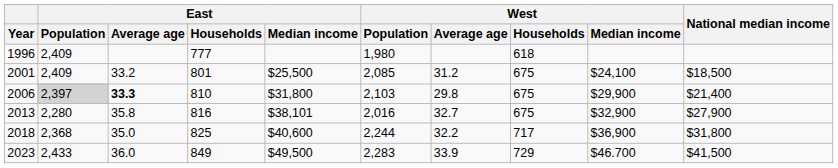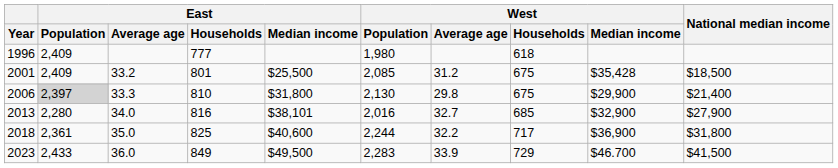(613, 73) $24,100 -> (613, 73) $35,428
(123, 93) bold -> (123, 93) normal
(379, 93) 2,103 -> (379, 93) 2,130
(123, 113) 35.8 -> (123, 113) 34.0
(524, 113) 675 -> (524, 113) 685
(56, 133) 2,368 -> (56, 133) 2,361
